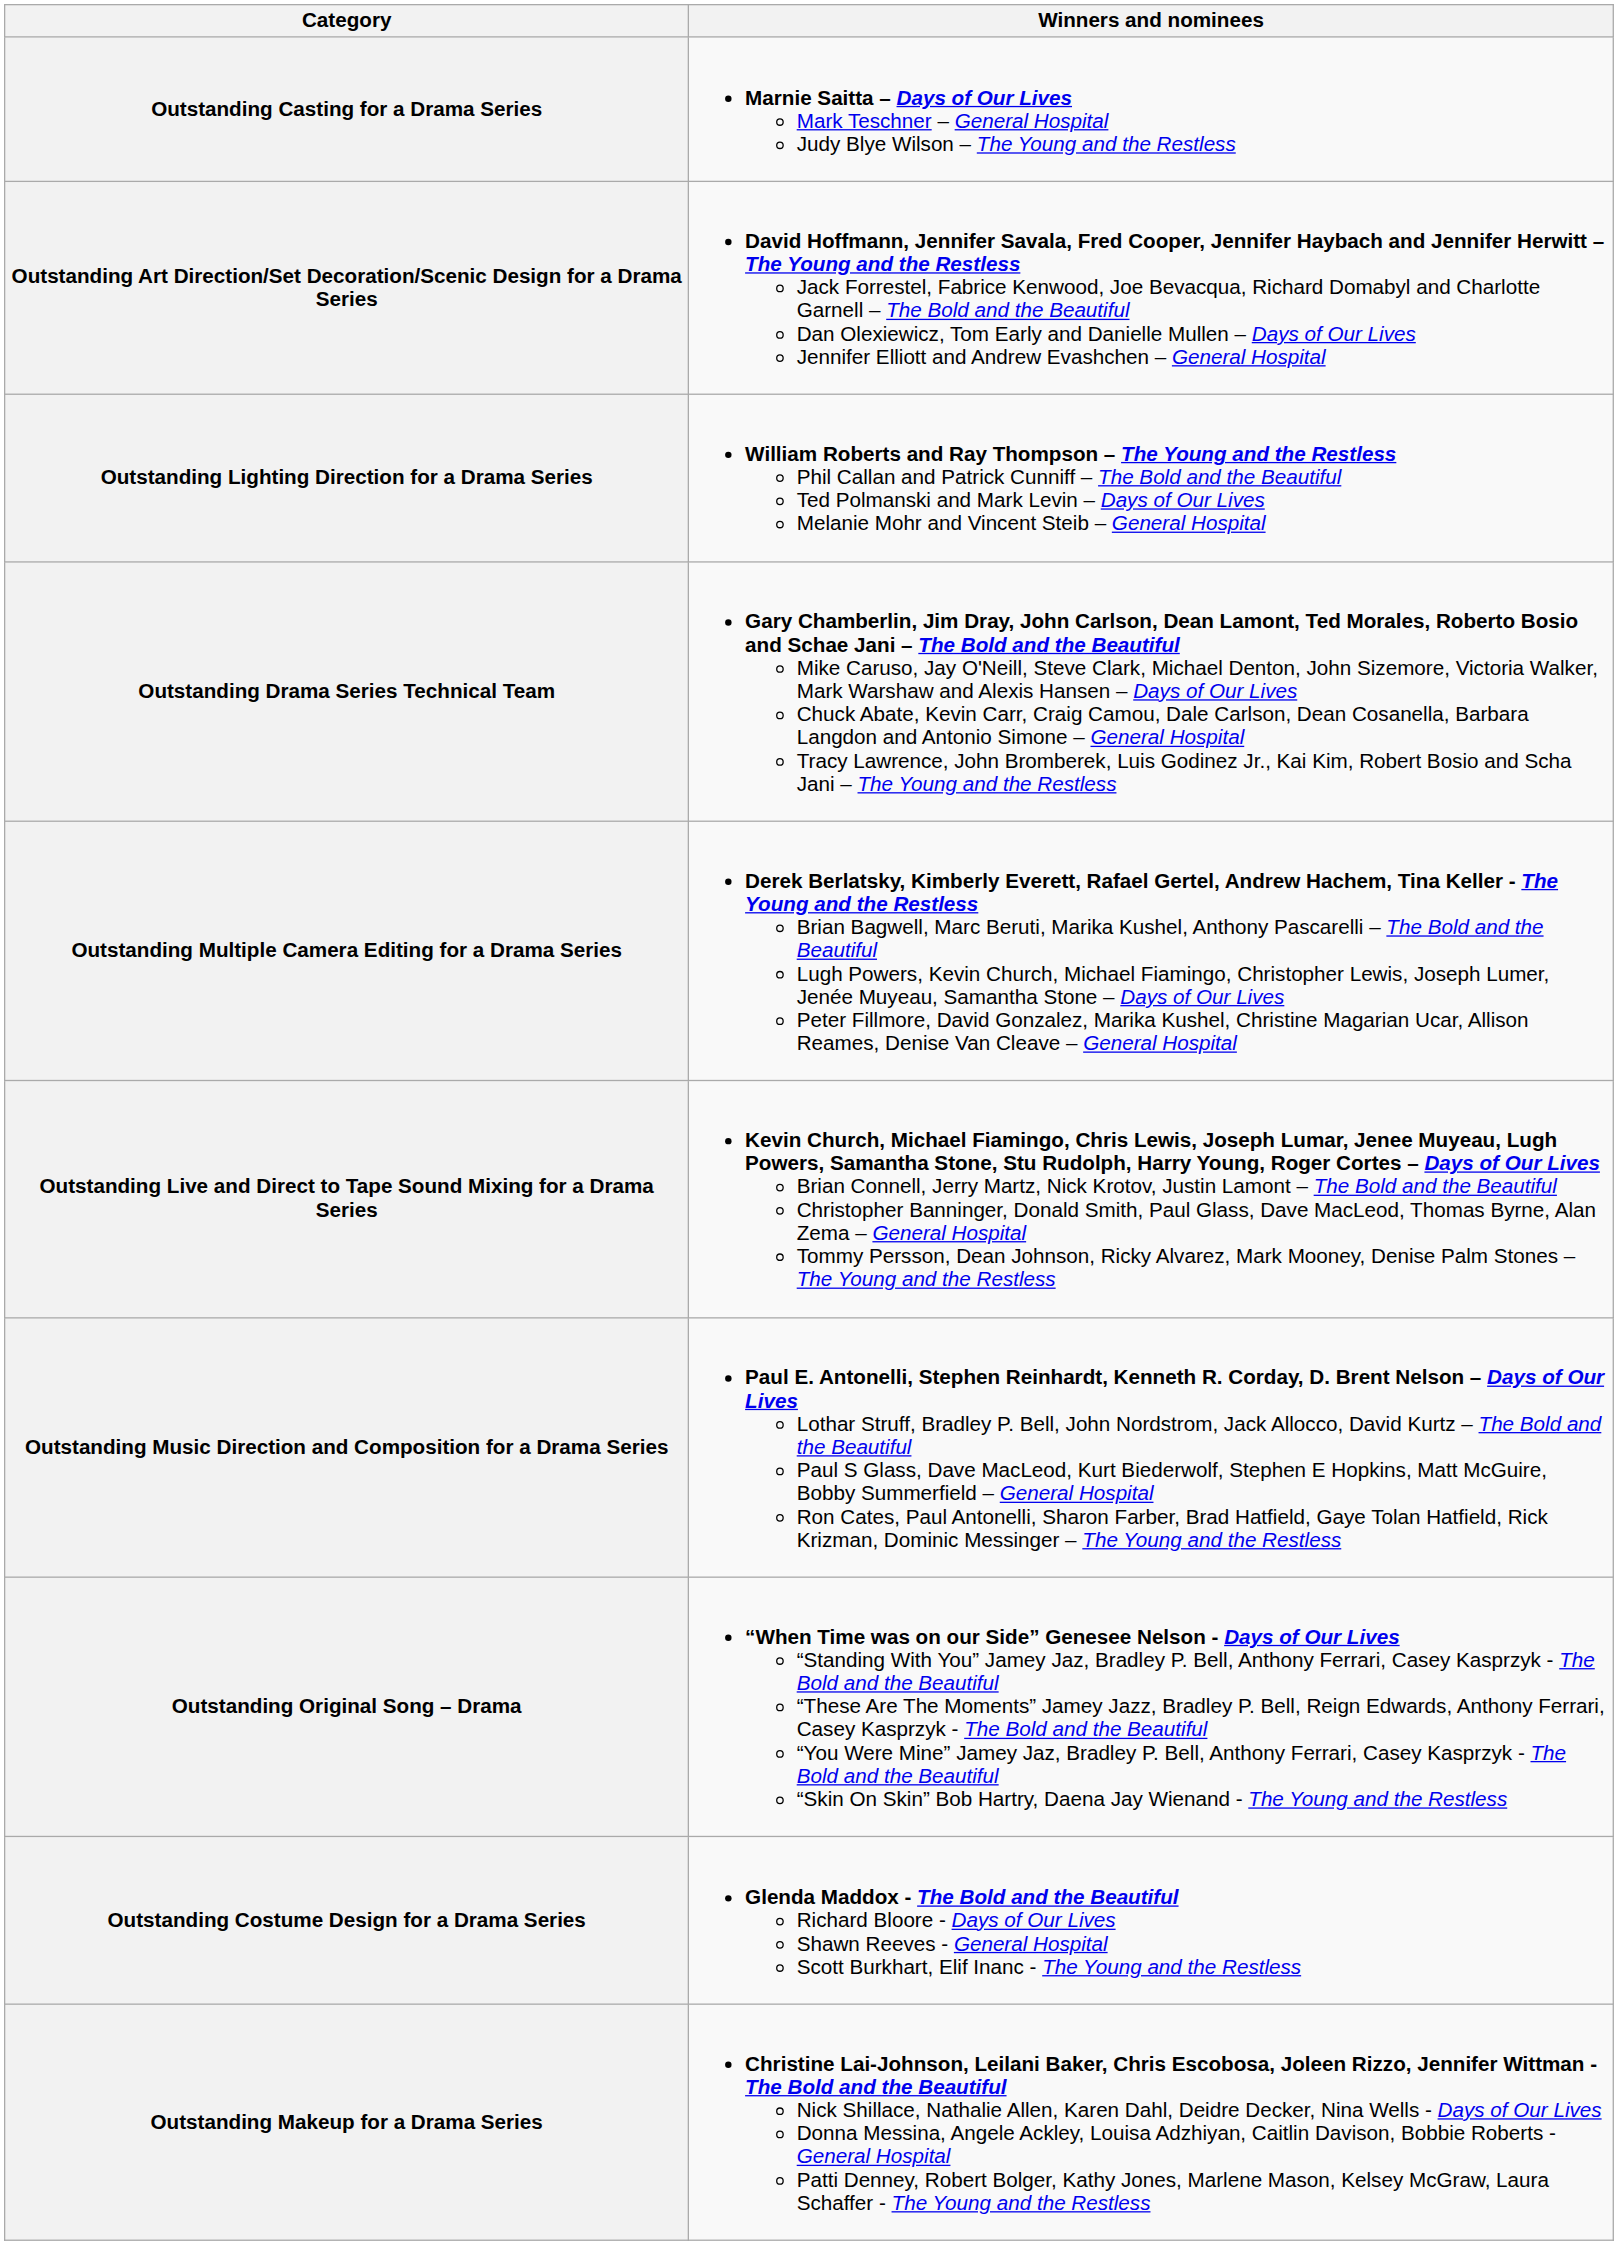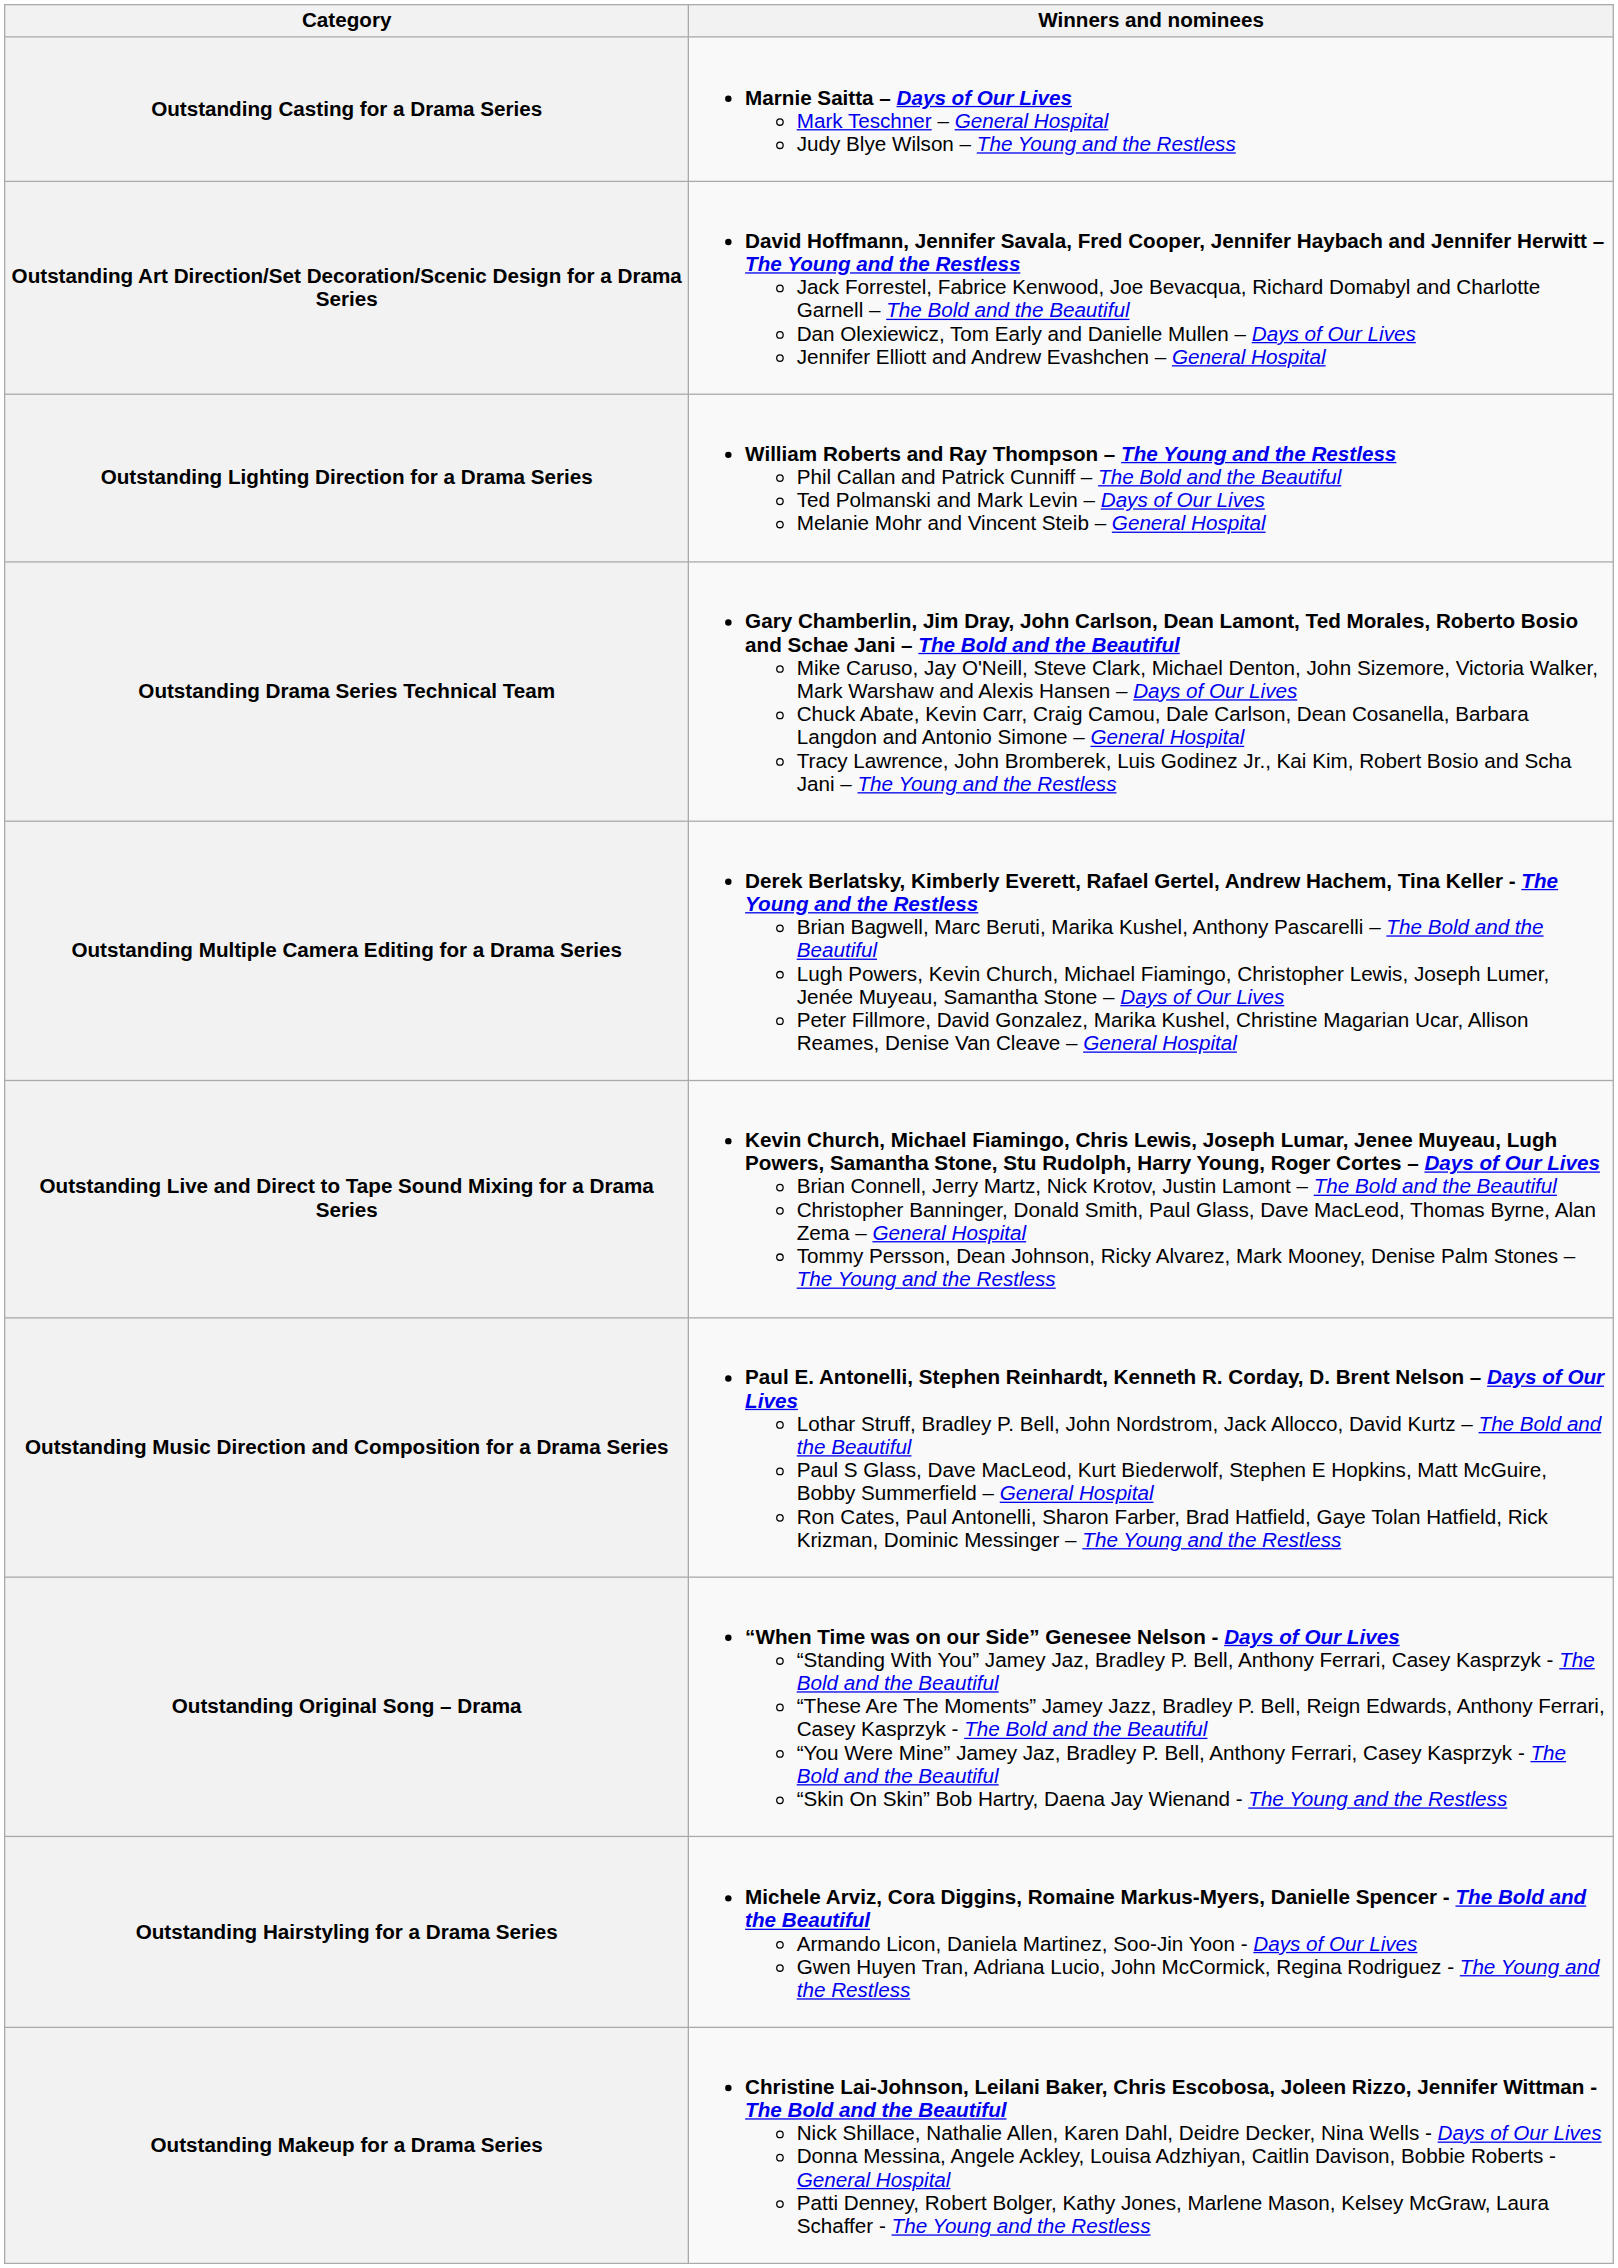- row: (347, 1920)
+ row: (347, 1931)
